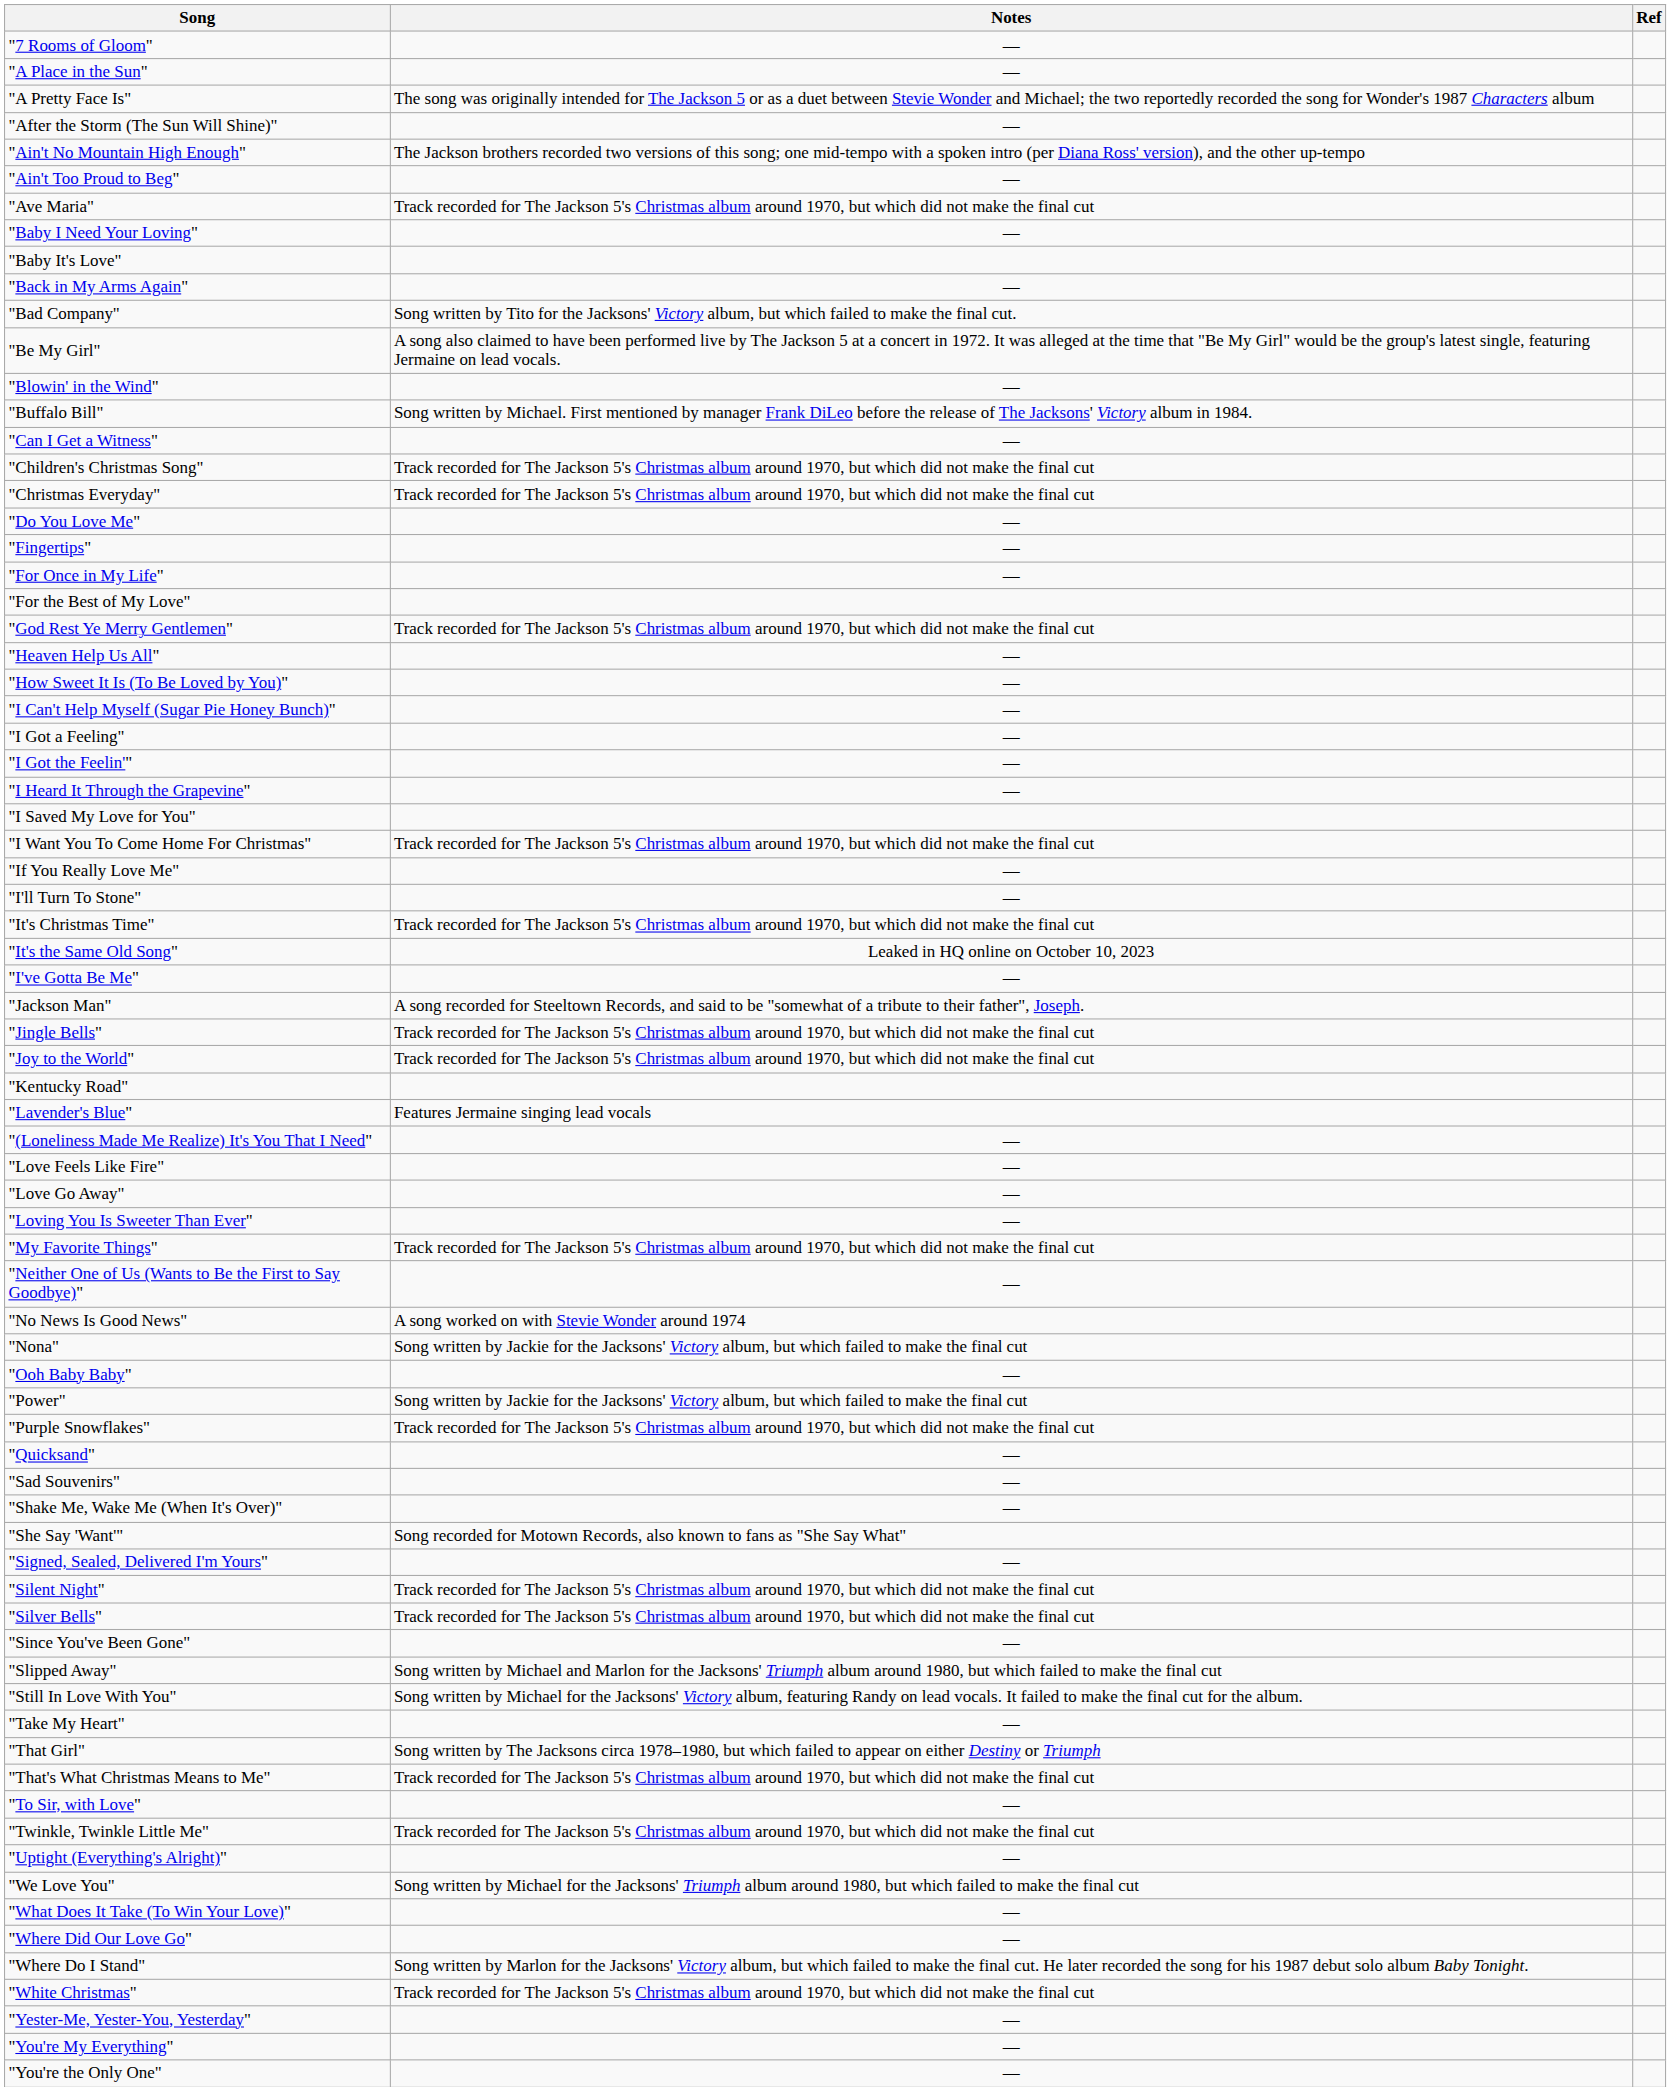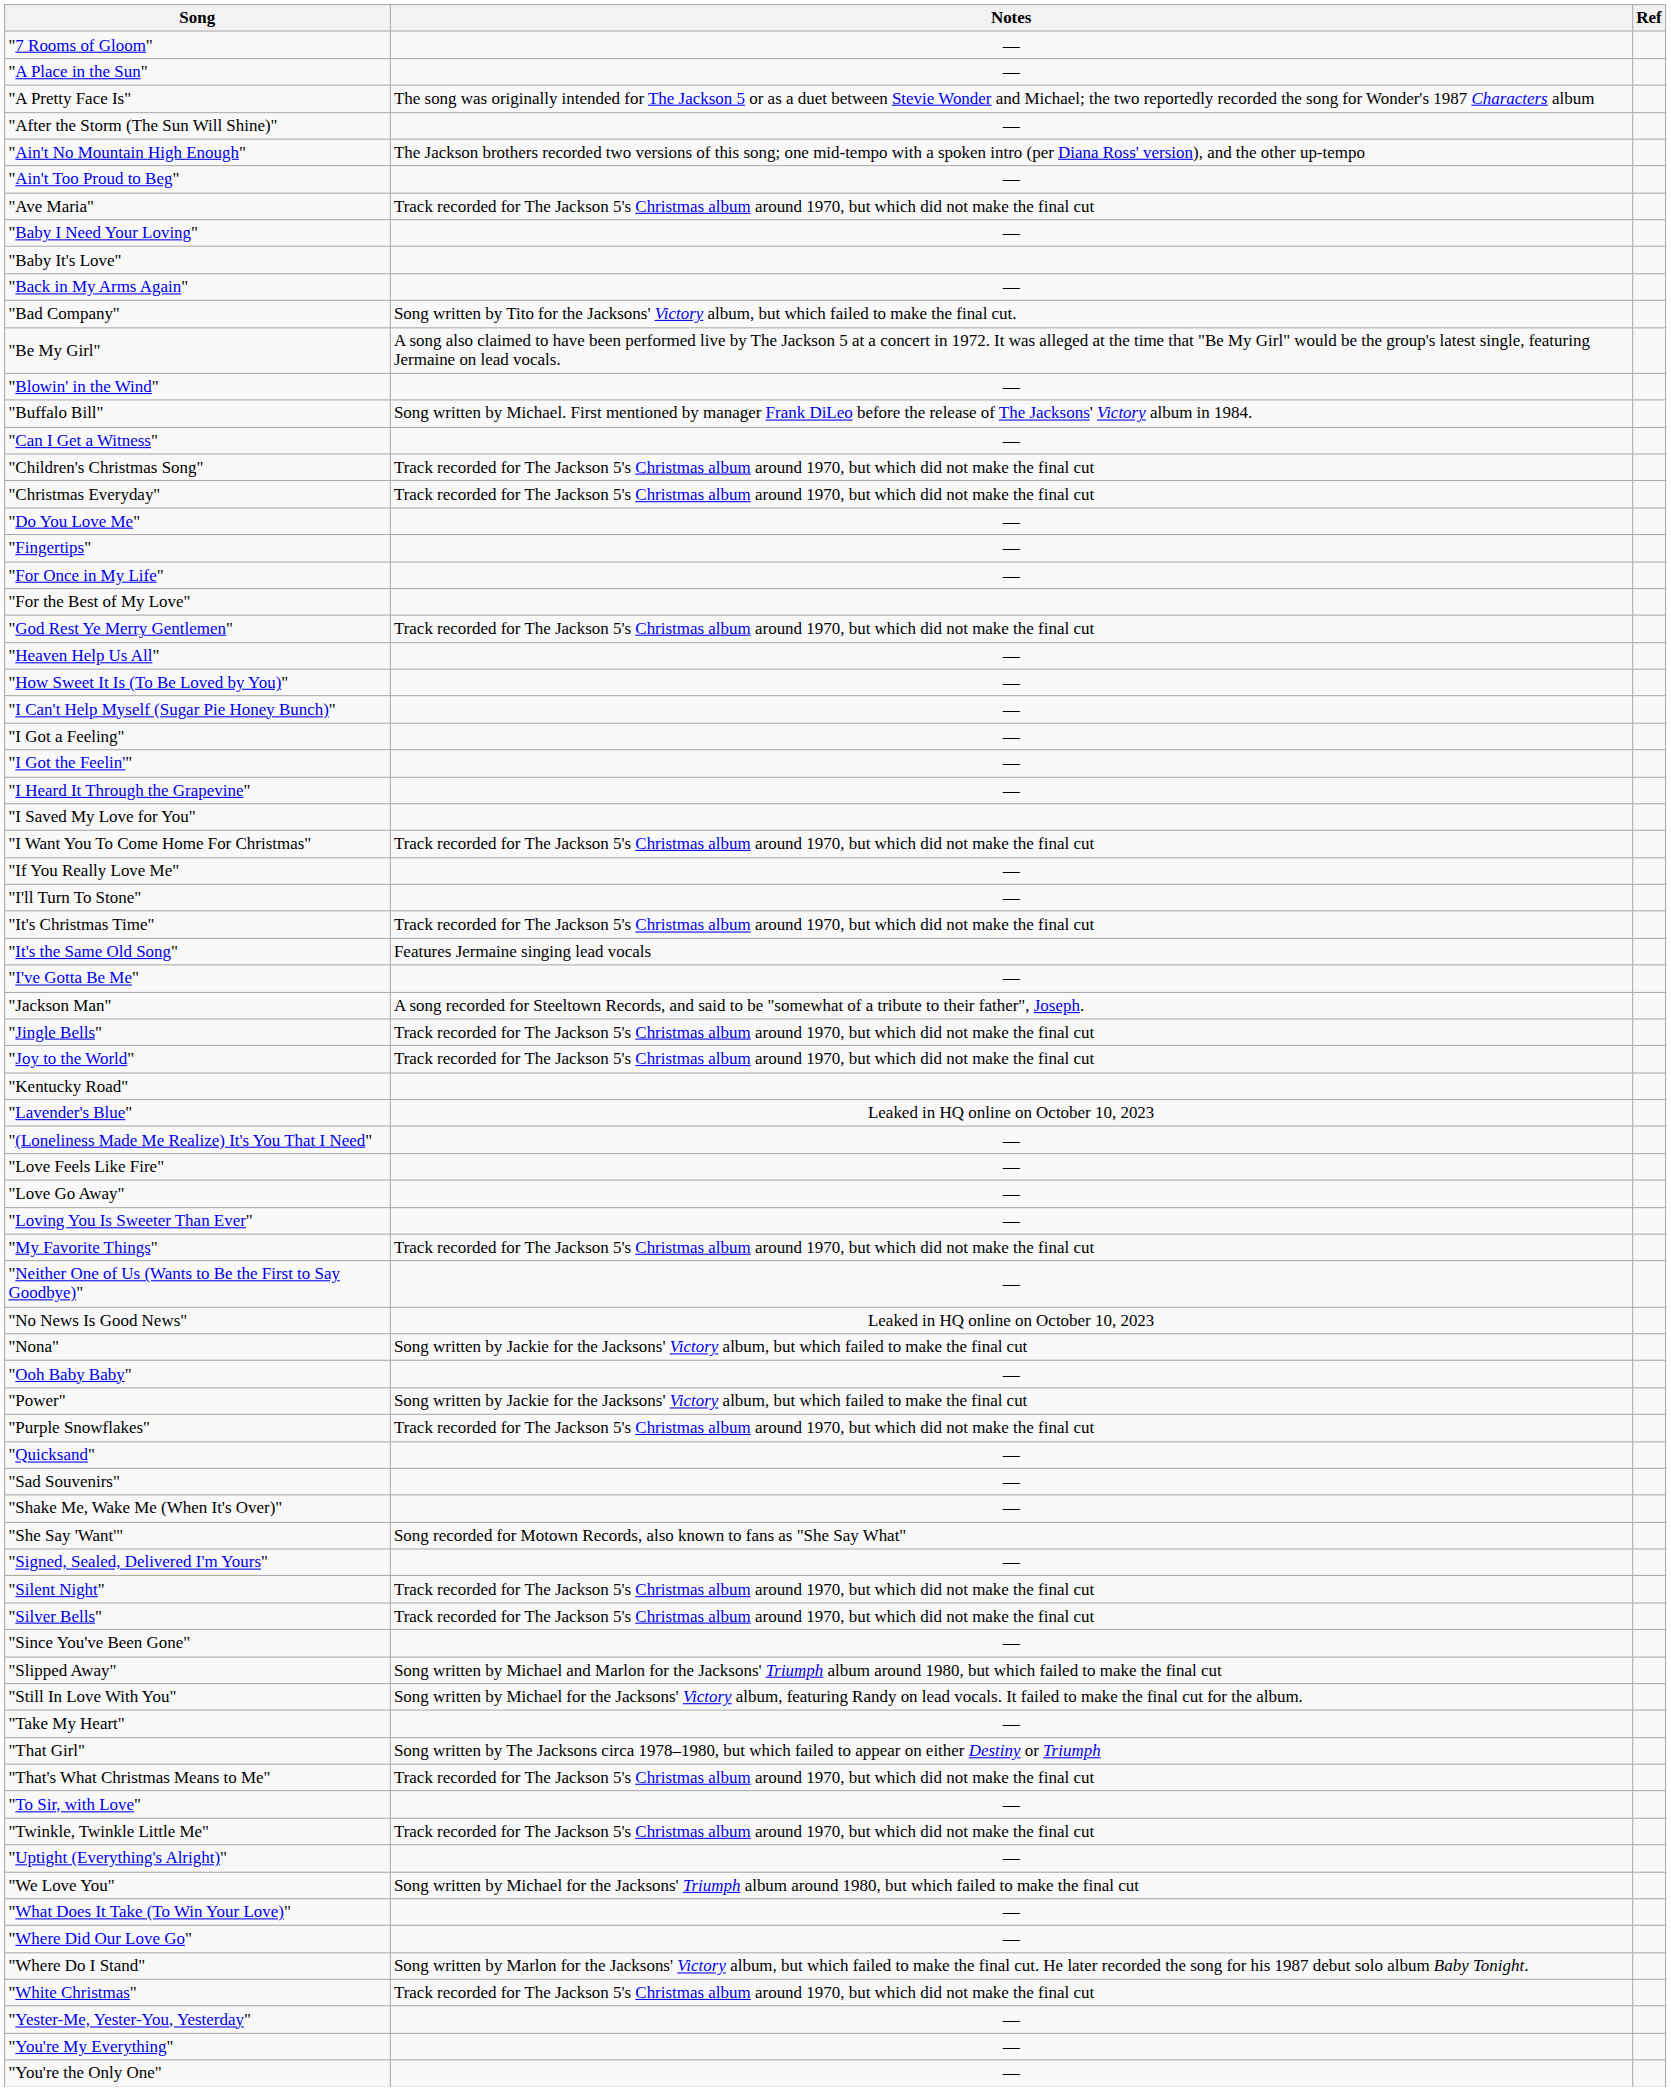(1011, 951) Leaked in HQ online on October 10, 2023 -> (523, 951) Features Jermaine singing lead vocals
(523, 1112) Features Jermaine singing lead vocals -> (1011, 1112) Leaked in HQ online on October 10, 2023
(570, 1320) A song worked on with Stevie Wonder around 1974 -> (1011, 1320) Leaked in HQ online on October 10, 2023
